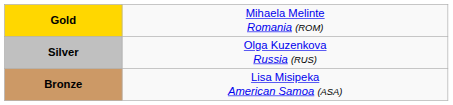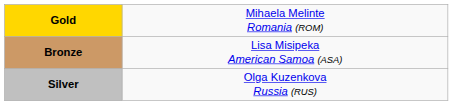rows swapped: (63, 52) <-> (63, 84)
